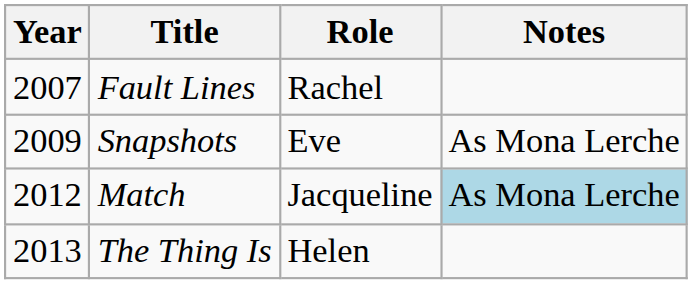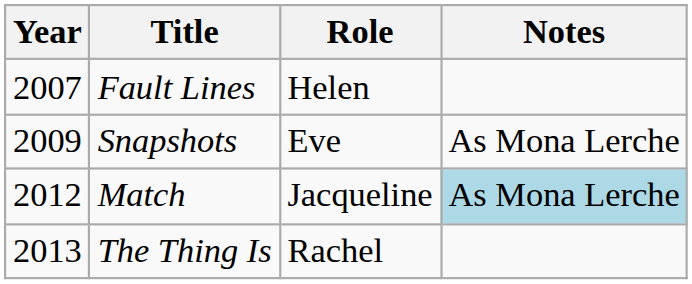(335, 86) Rachel -> (329, 86) Helen
(329, 250) Helen -> (335, 250) Rachel
